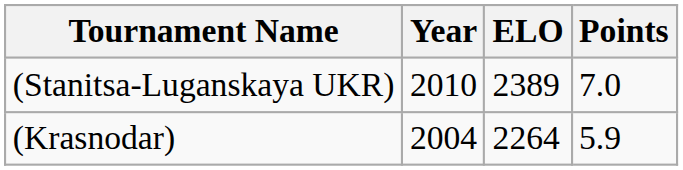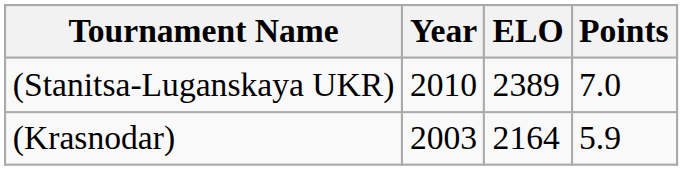(444, 137) 2004 -> (444, 137) 2003
(526, 137) 2264 -> (526, 137) 2164
